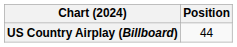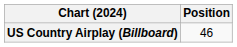(207, 32) 44 -> (207, 32) 46
